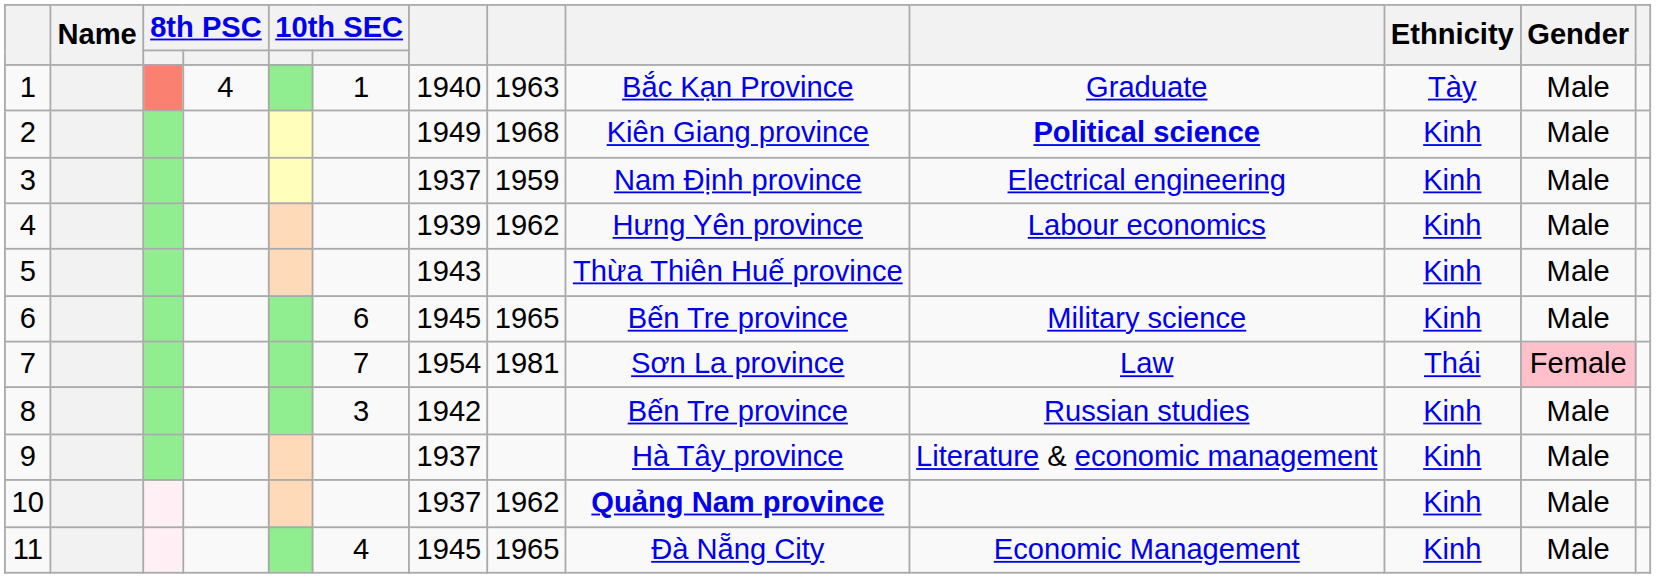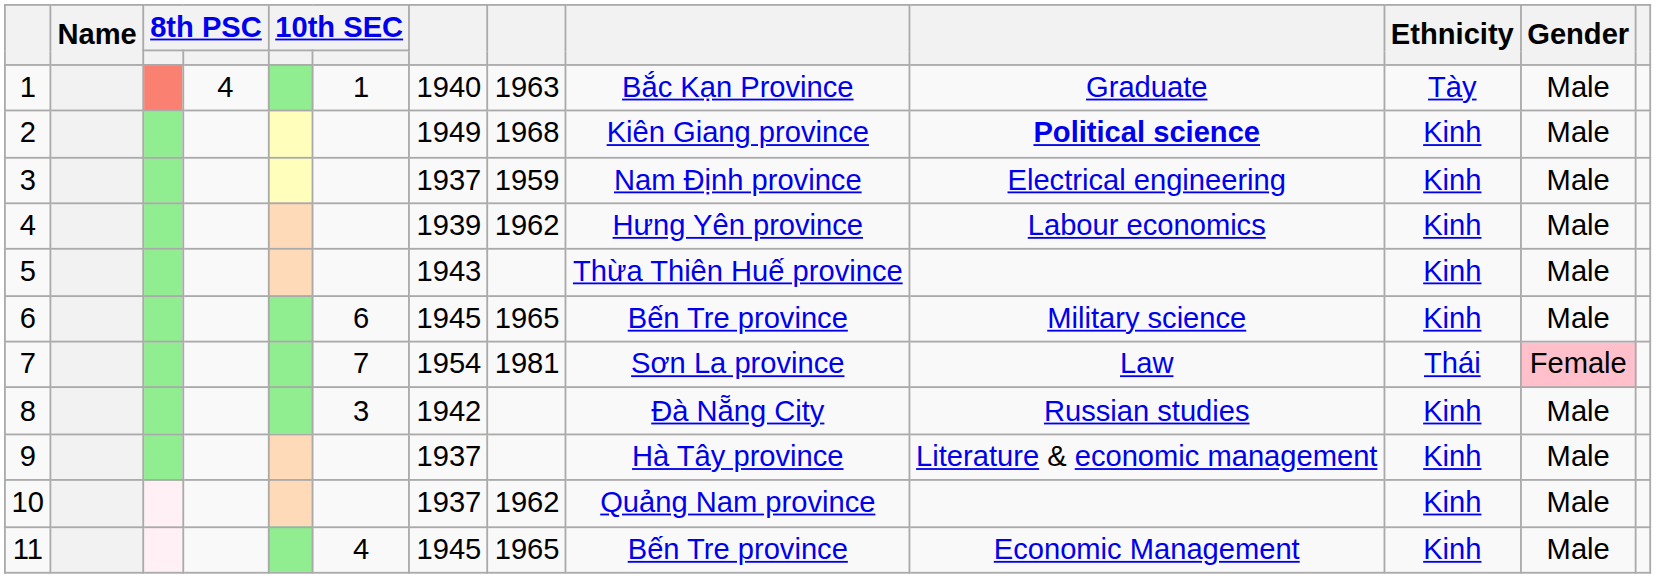(738, 410) Bến Tre province -> (738, 410) Đà Nẵng City
(738, 502) bold -> (738, 502) normal
(738, 549) Đà Nẵng City -> (738, 549) Bến Tre province
